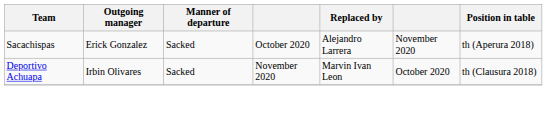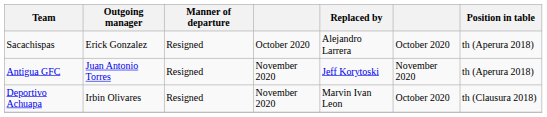(180, 44) Sacked -> (185, 44) Resigned
(416, 44) November 2020 -> (423, 44) October 2020
+ row: (33, 71)
(180, 71) Sacked -> (185, 98) Resigned
